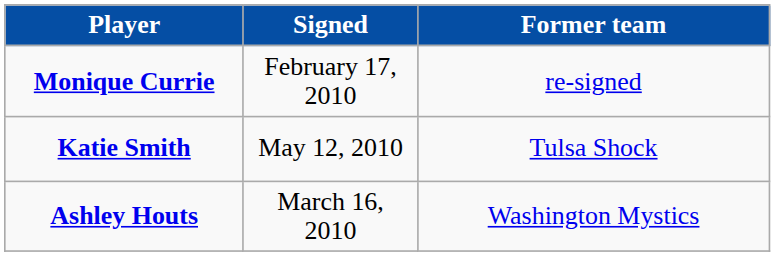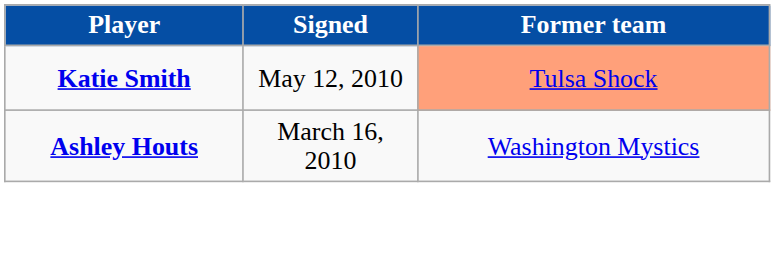- row: (124, 80)
(594, 148) no background -> (594, 78) lightsalmon background
